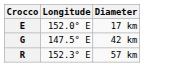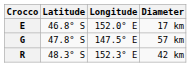+ column: (64, 12)
(124, 40) 42 km -> (171, 40) 57 km
(124, 55) 57 km -> (171, 55) 42 km
